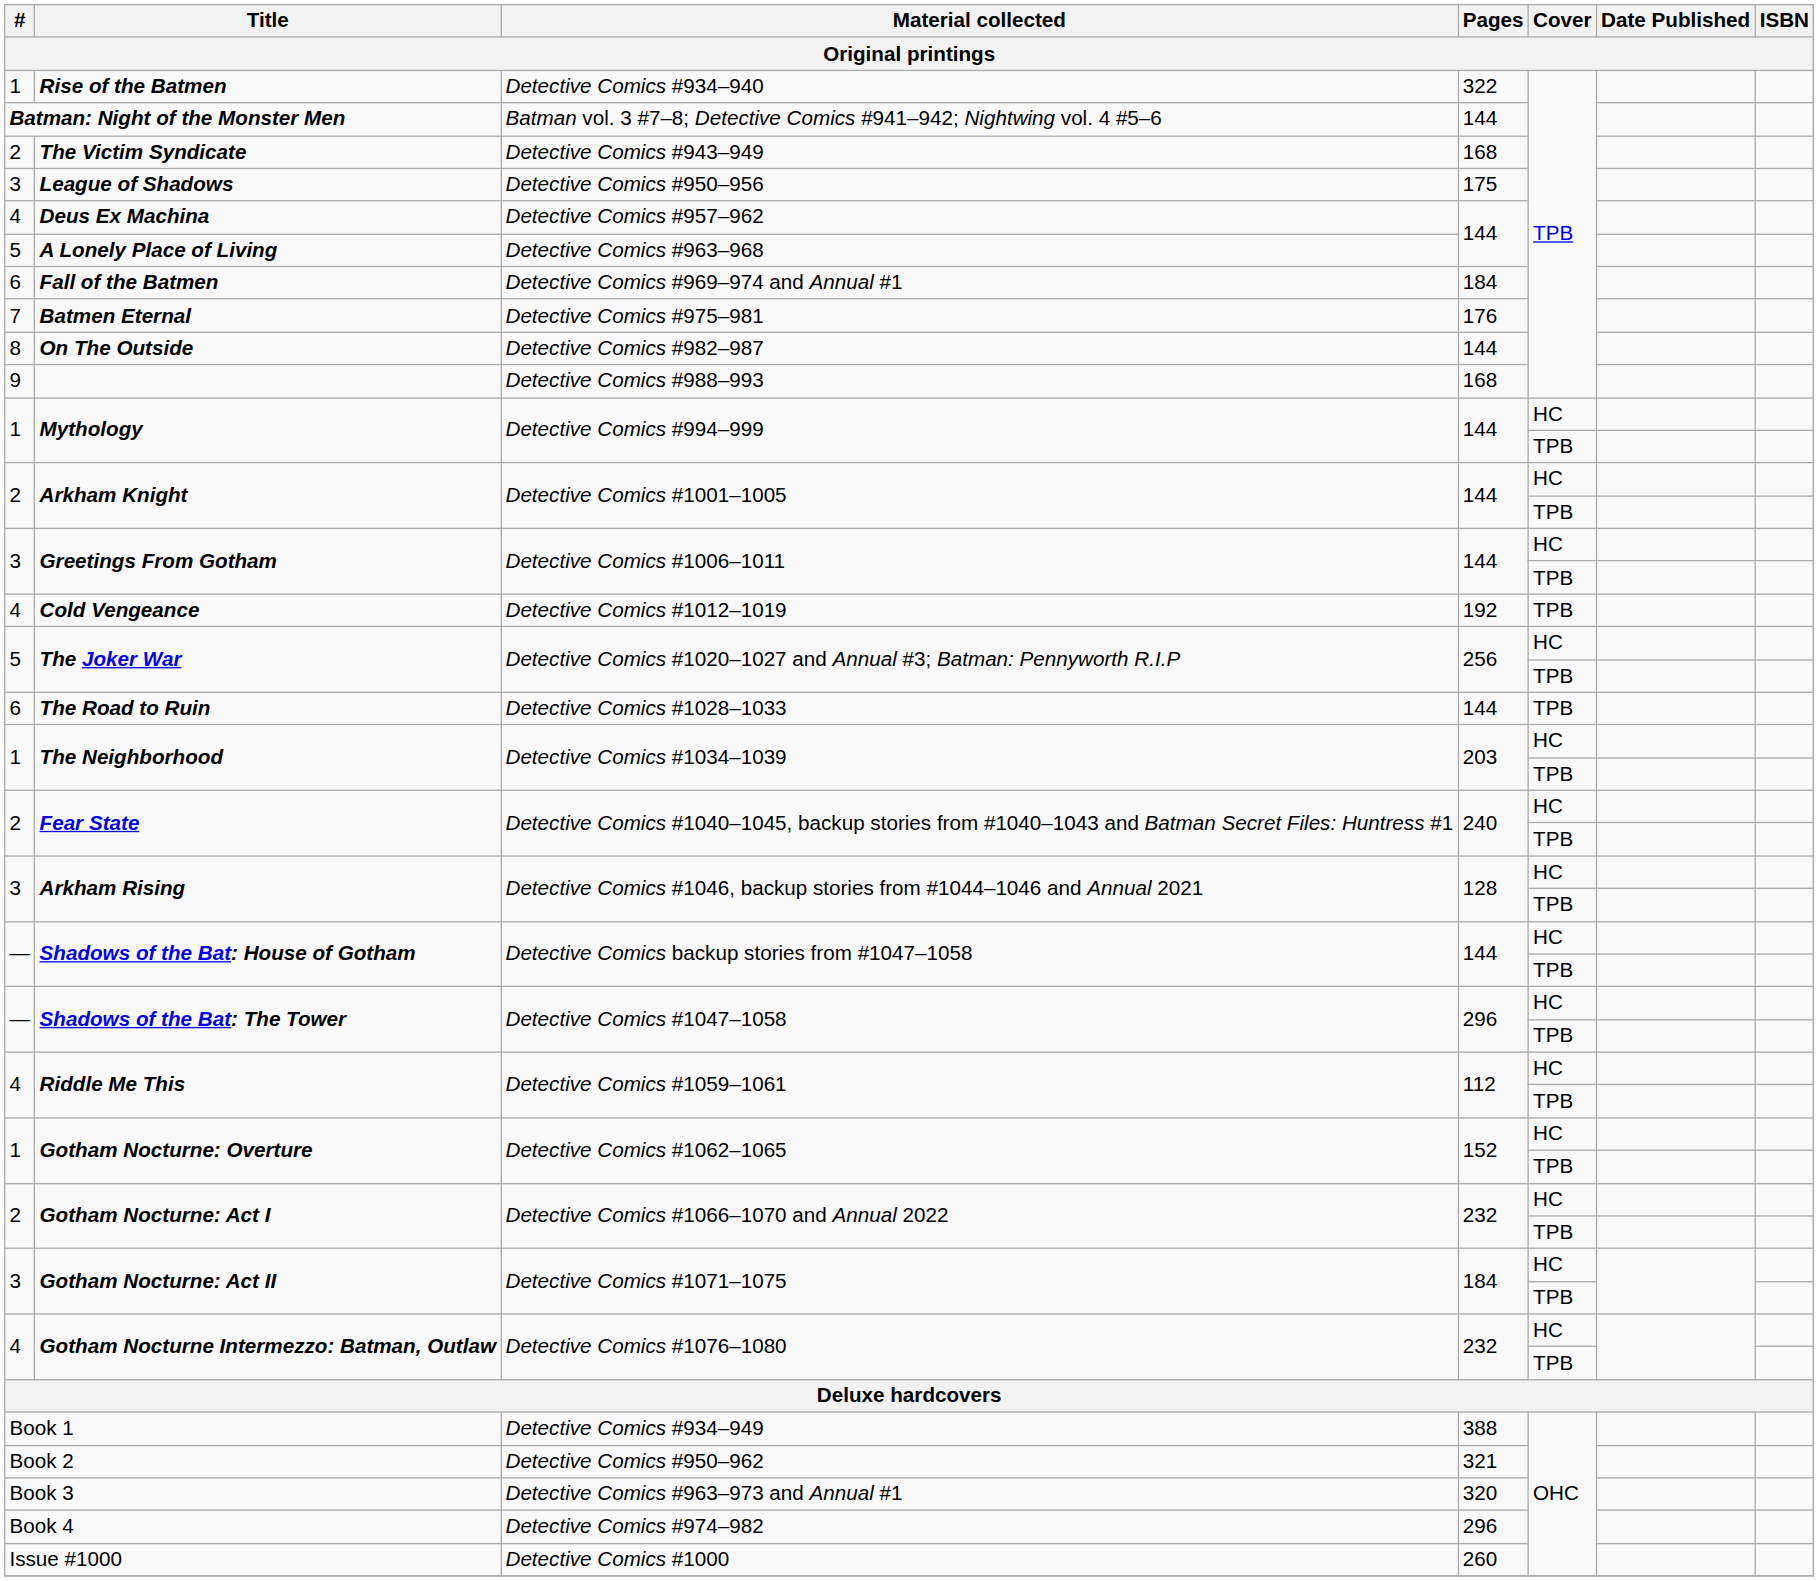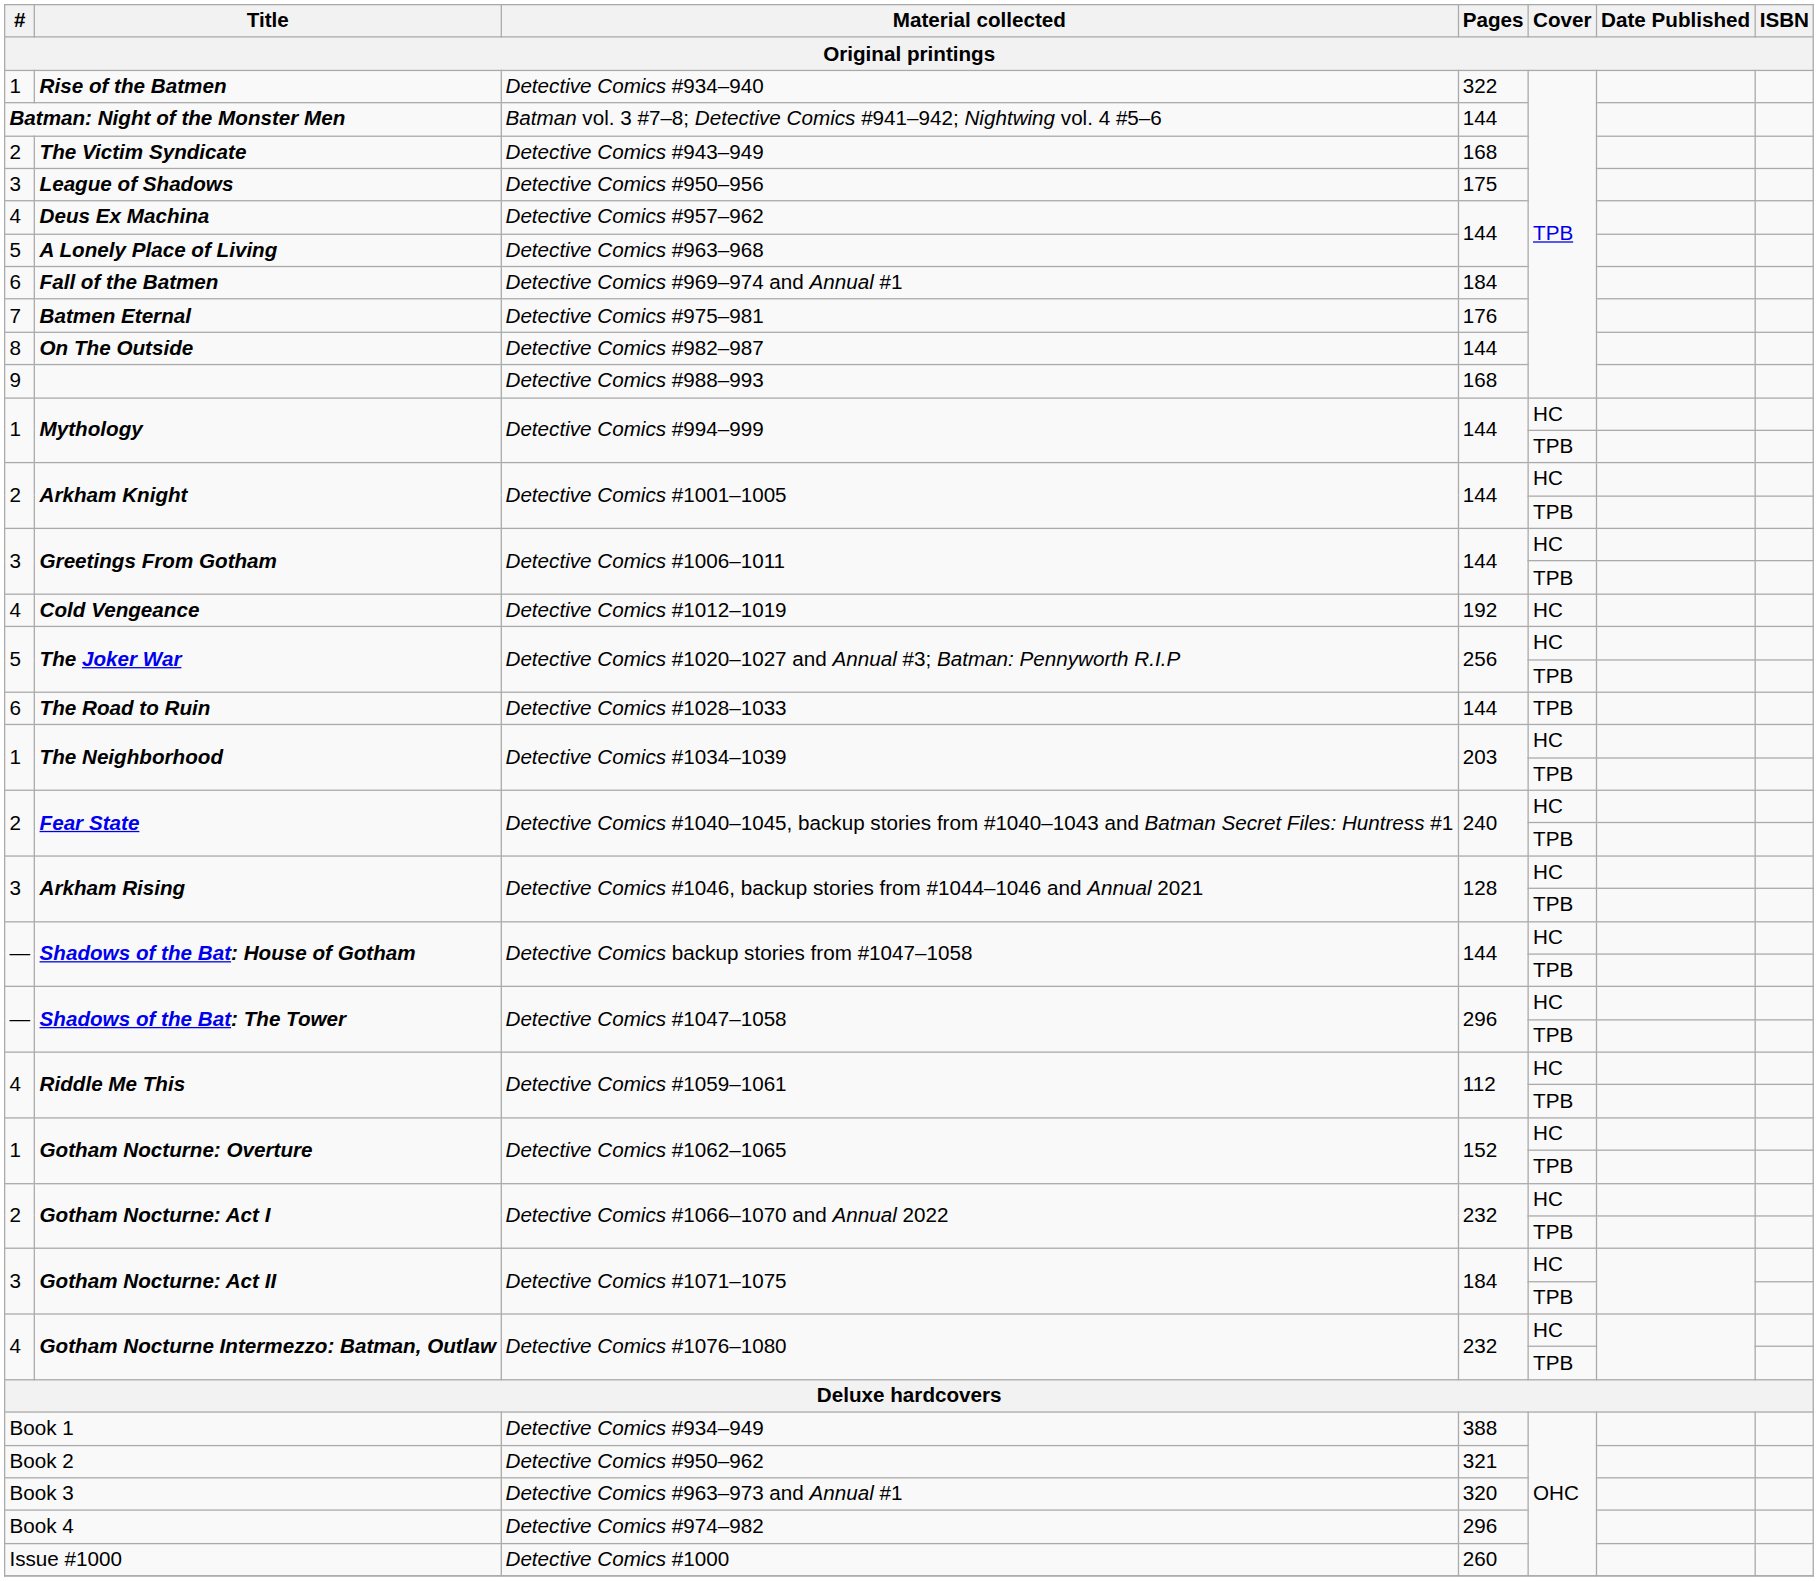(1553, 610) TPB -> (1548, 610) HC
